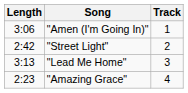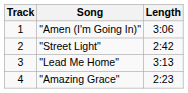columns swapped: (167, 12) <-> (24, 12)
